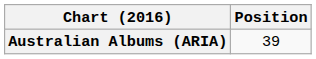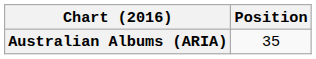(271, 42) 39 -> (271, 42) 35
